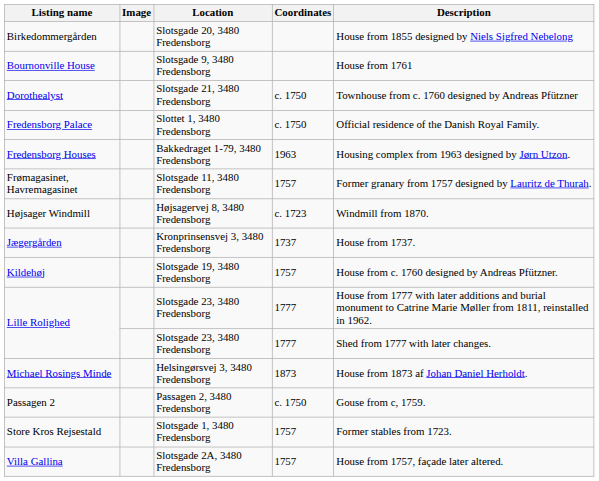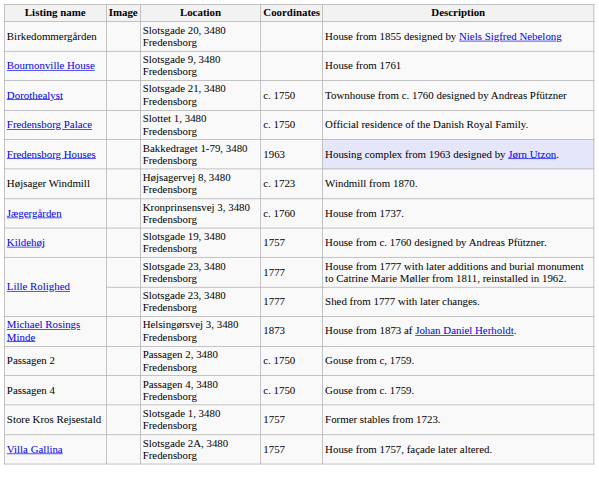(453, 154) no background -> (442, 154) lavender background
- row: (42, 183)
(285, 242) 1737 -> (279, 213) c. 1760
+ row: (31, 390)
